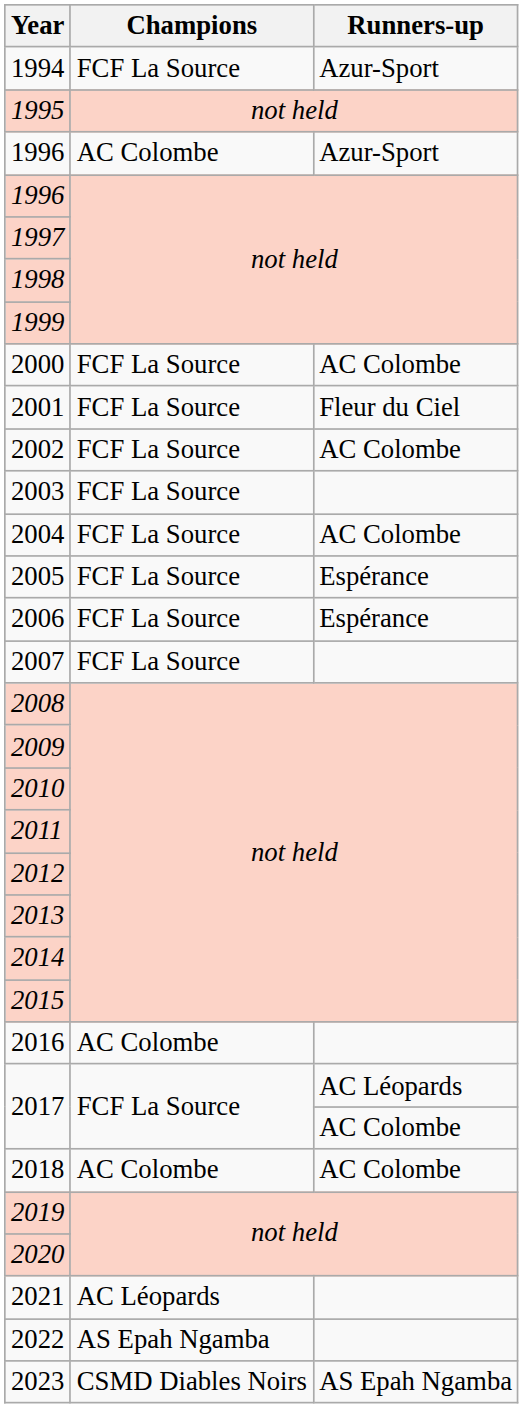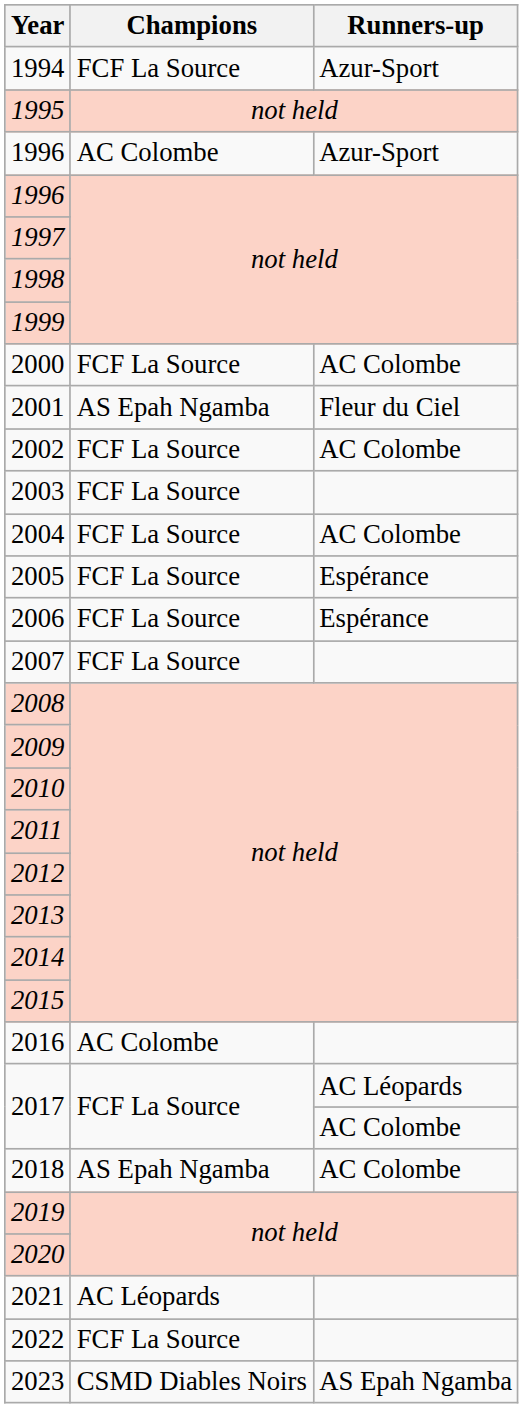(158, 407) FCF La Source -> (173, 407) AS Epah Ngamba
(148, 1169) AC Colombe -> (173, 1169) AS Epah Ngamba
(173, 1339) AS Epah Ngamba -> (158, 1339) FCF La Source
